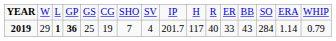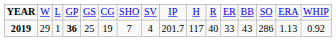(58, 28) bold -> (58, 28) normal
(266, 28) 284 -> (266, 28) 286
(288, 28) 1.14 -> (288, 28) 1.13
(316, 28) 0.79 -> (316, 28) 0.92
